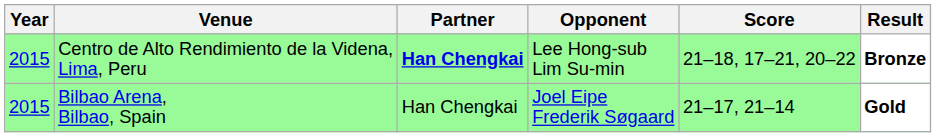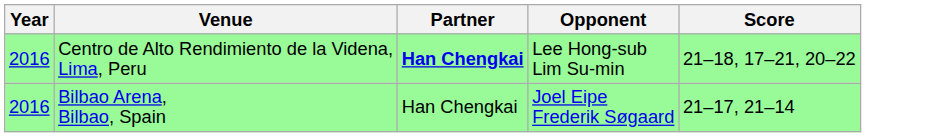- column: (895, 19)
(29, 59) 2015 -> (29, 59) 2016
(29, 108) 2015 -> (29, 108) 2016
